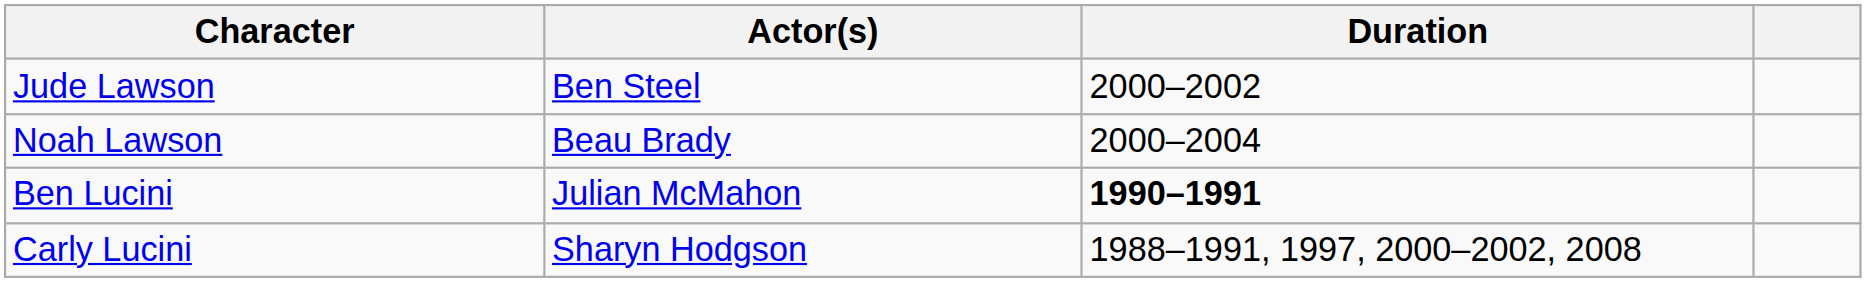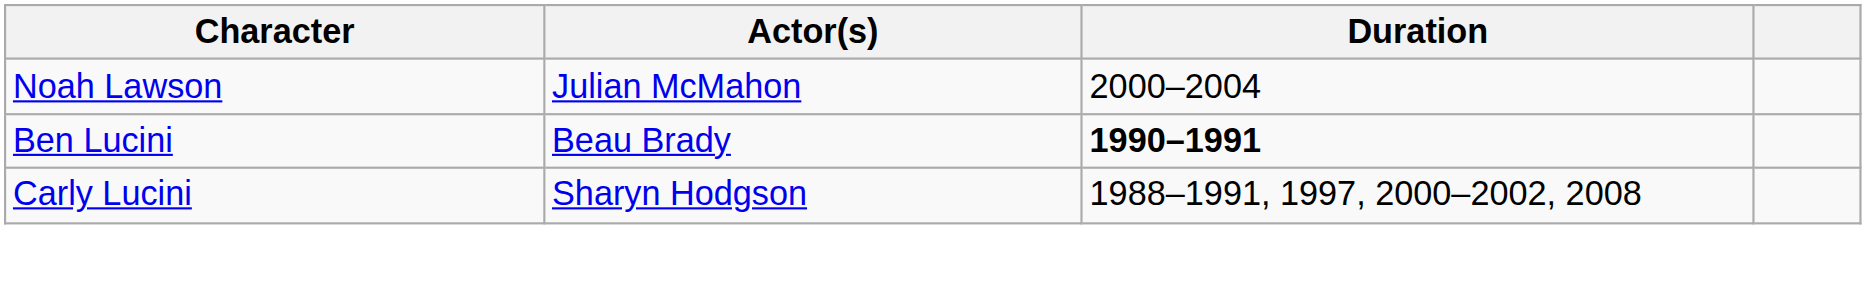- row: (114, 85)
(641, 140) Beau Brady -> (677, 85) Julian McMahon
(677, 194) Julian McMahon -> (641, 140) Beau Brady
